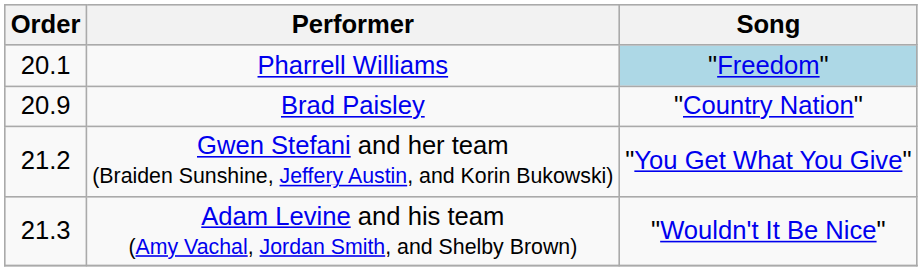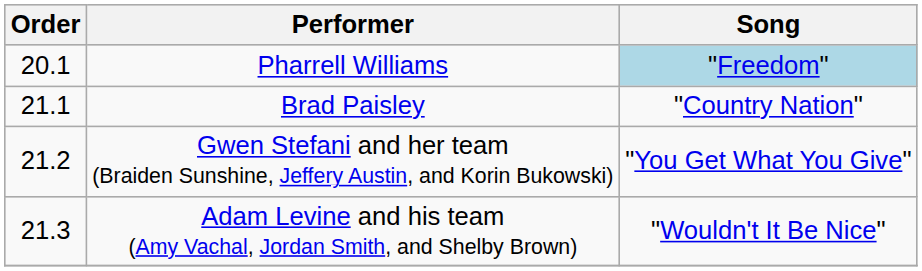(46, 106) 20.9 -> (46, 106) 21.1
